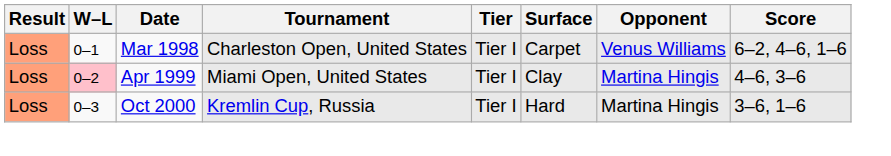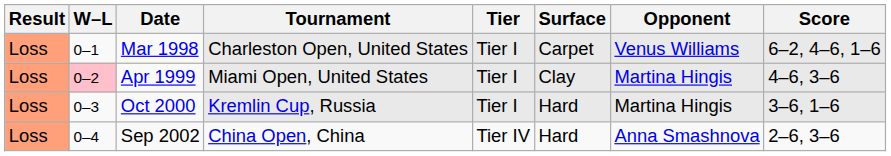+ row: (160, 135)
